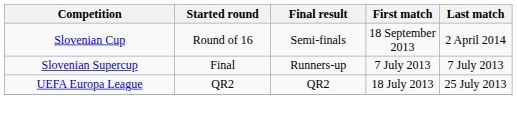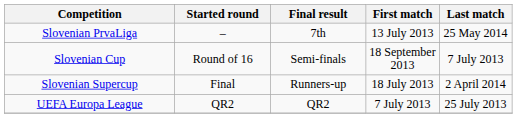+ row: (90, 33)
(476, 39) 2 April 2014 -> (476, 58) 7 July 2013
(402, 65) 7 July 2013 -> (402, 84) 18 July 2013
(476, 65) 7 July 2013 -> (476, 84) 2 April 2014
(402, 84) 18 July 2013 -> (402, 103) 7 July 2013
